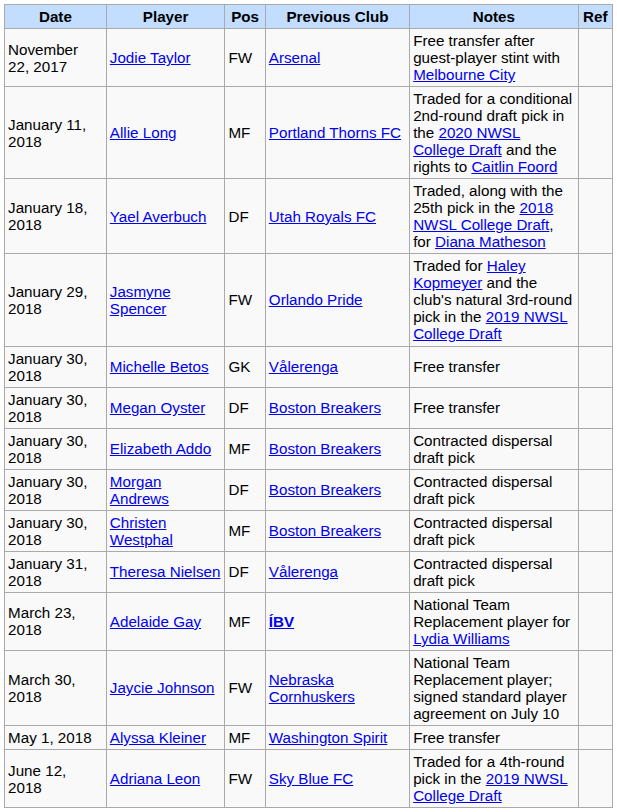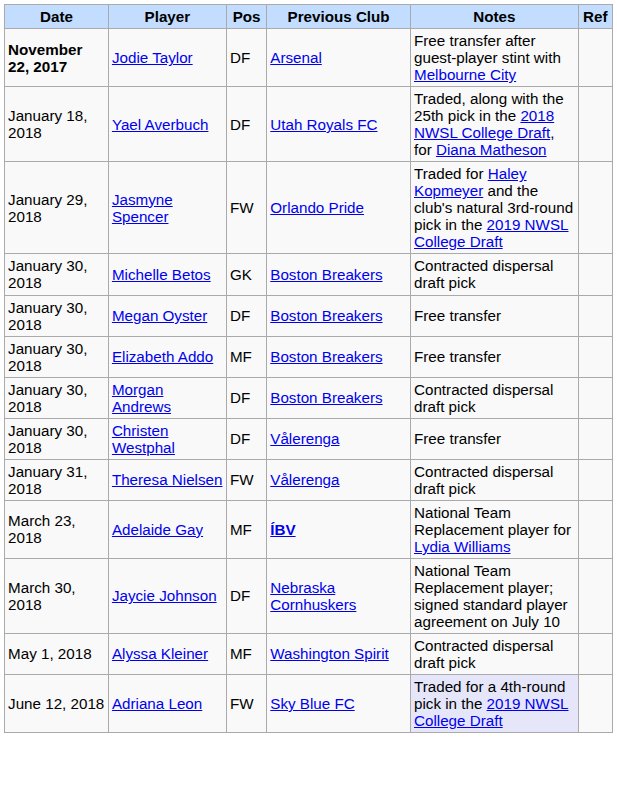(43, 58) normal -> (45, 58) bold
(240, 58) FW -> (240, 58) DF
- row: (143, 133)
(303, 367) Vålerenga -> (326, 274) Boston Breakers
(457, 367) Free transfer -> (484, 274) Contracted dispersal draft pick
(483, 449) Contracted dispersal draft pick -> (457, 357) Free transfer
(239, 531) MF -> (240, 439) DF
(325, 531) Boston Breakers -> (305, 439) Vålerenga
(483, 531) Contracted dispersal draft pick -> (457, 439) Free transfer
(239, 572) DF -> (242, 480) FW
(240, 688) FW -> (240, 596) DF
(457, 738) Free transfer -> (484, 654) Contracted dispersal draft pick
(490, 779) no background -> (491, 704) lavender background
